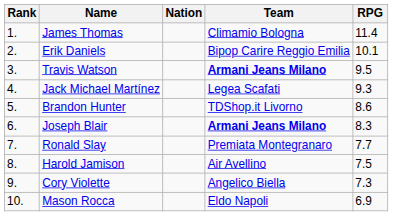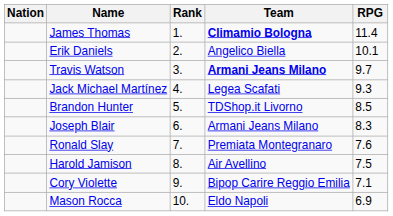columns swapped: (22, 13) <-> (184, 13)
(256, 32) normal -> (260, 32) bold
(279, 51) Bipop Carire Reggio Emilia -> (247, 51) Angelico Biella
(364, 70) 9.5 -> (364, 70) 9.7
(364, 107) 8.6 -> (364, 107) 8.5
(267, 126) bold -> (263, 126) normal
(364, 145) 7.7 -> (364, 145) 7.6
(247, 182) Angelico Biella -> (279, 182) Bipop Carire Reggio Emilia
(364, 182) 7.3 -> (364, 182) 7.1
